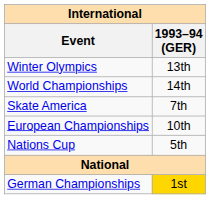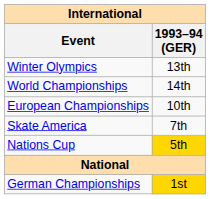rows swapped: (78, 125) <-> (47, 106)
(179, 145) no background -> (179, 145) gold background
